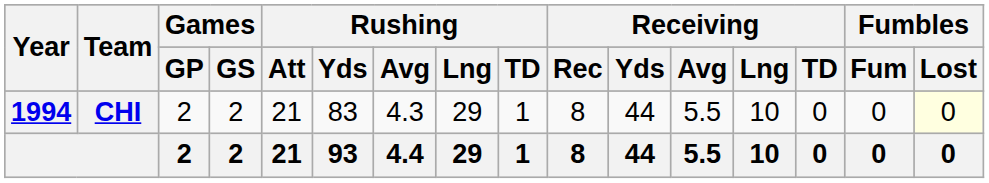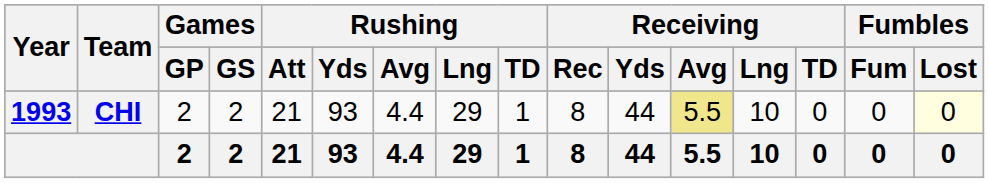(41, 111) 1994 -> (41, 111) 1993
(343, 111) 83 -> (343, 111) 93
(405, 111) 4.3 -> (405, 111) 4.4
(702, 111) no background -> (702, 111) khaki background
